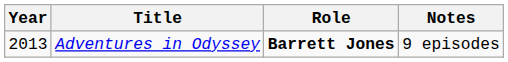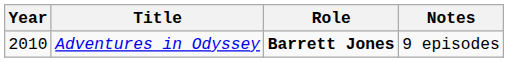(28, 44) 2013 -> (28, 44) 2010
